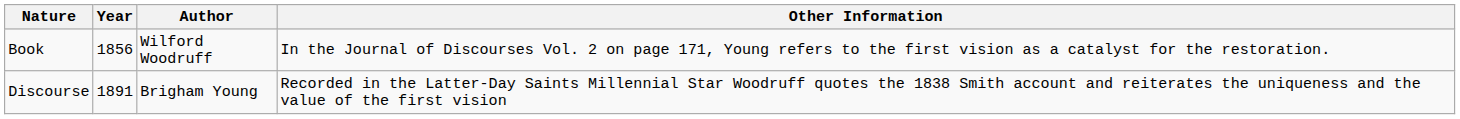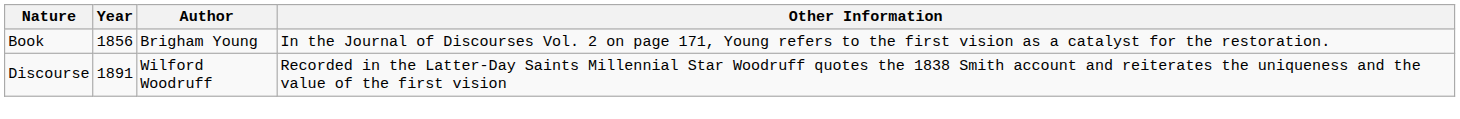(176, 50) Wilford Woodruff -> (199, 41) Brigham Young
(199, 92) Brigham Young -> (176, 75) Wilford Woodruff
